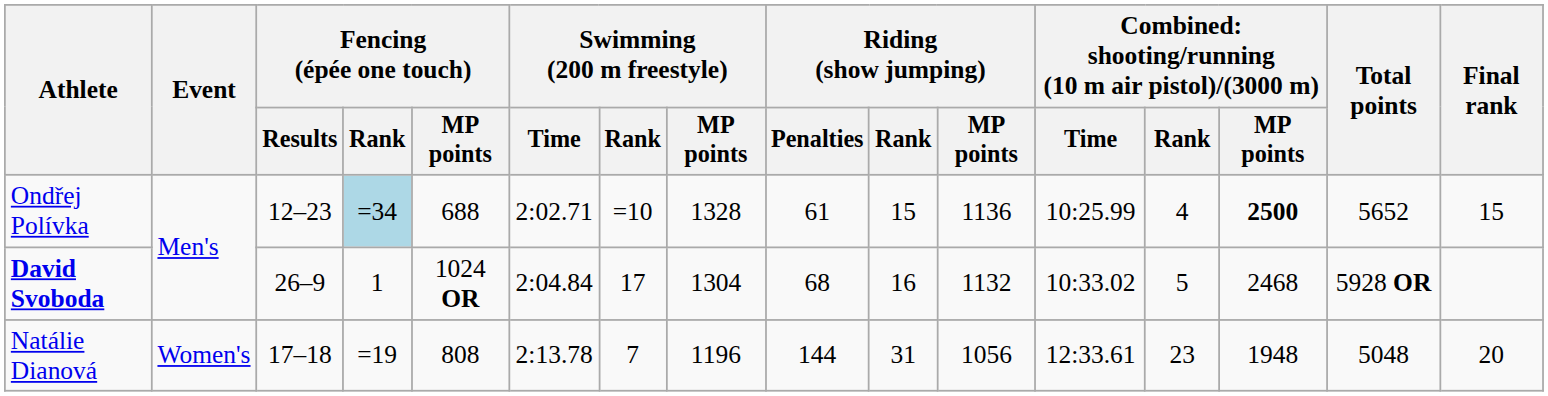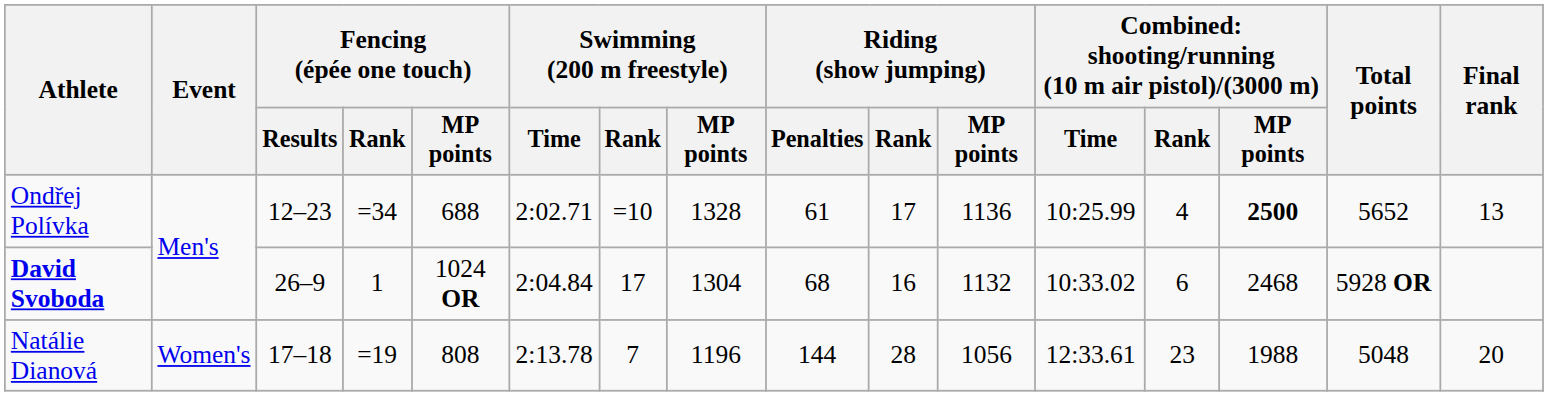(377, 211) lightblue background -> (377, 211) no background
(903, 211) 15 -> (903, 211) 17
(1491, 211) 15 -> (1491, 211) 13
(1182, 283) 5 -> (1182, 283) 6
(903, 355) 31 -> (903, 355) 28
(1273, 355) 1948 -> (1273, 355) 1988
